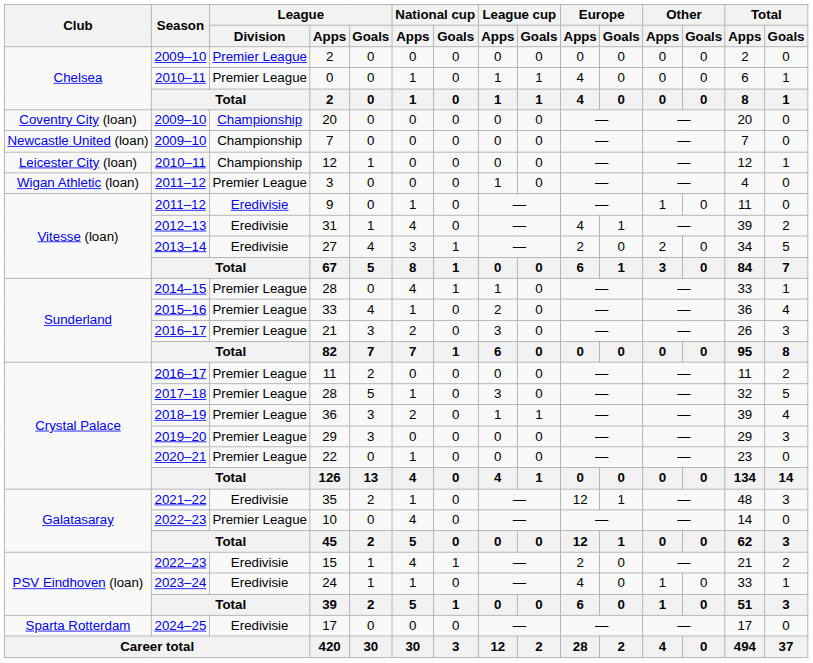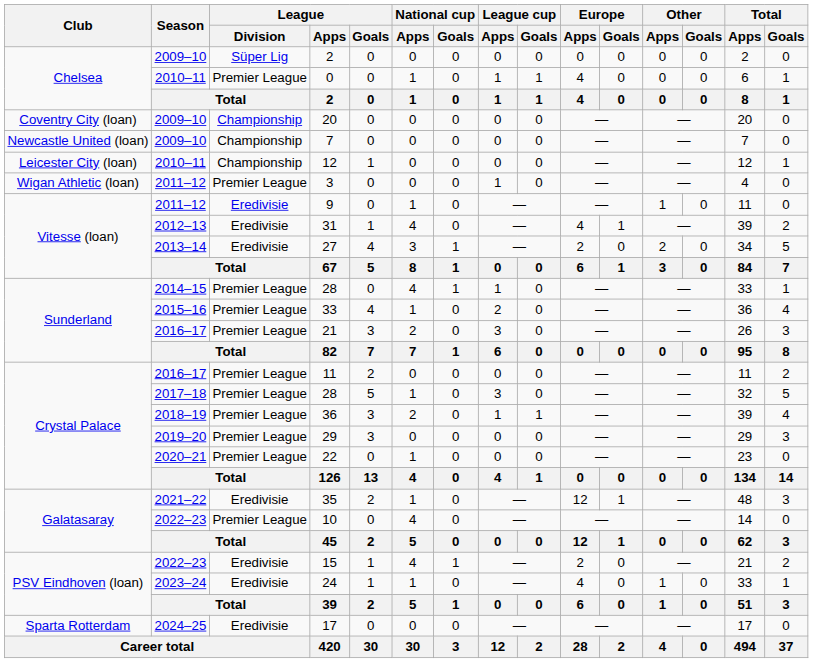(260, 57) Premier League -> (260, 57) Süper Lig
